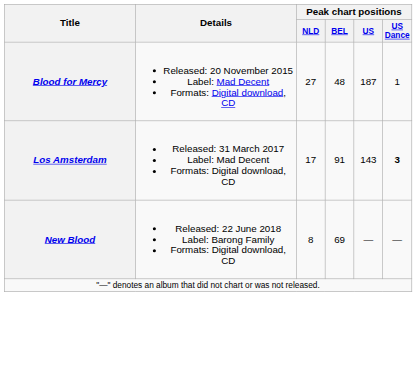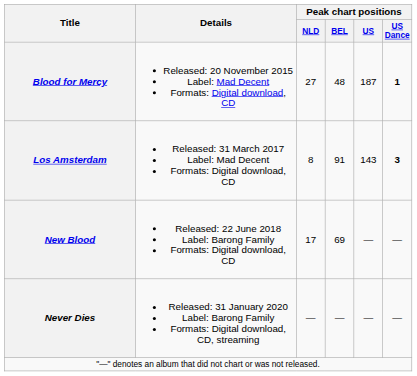(397, 81) normal -> (397, 81) bold
(311, 160) 17 -> (311, 160) 8
(311, 239) 8 -> (311, 239) 17
+ row: (70, 318)
